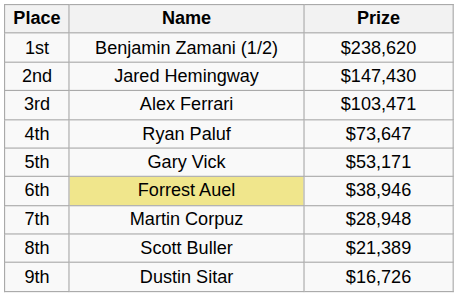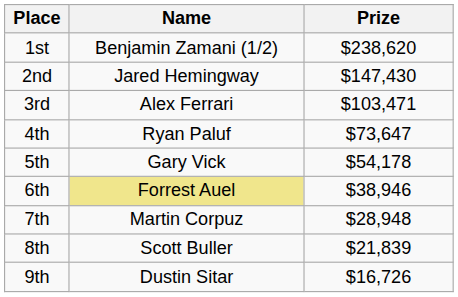(379, 162) $53,171 -> (379, 162) $54,178
(379, 248) $21,389 -> (379, 248) $21,839
